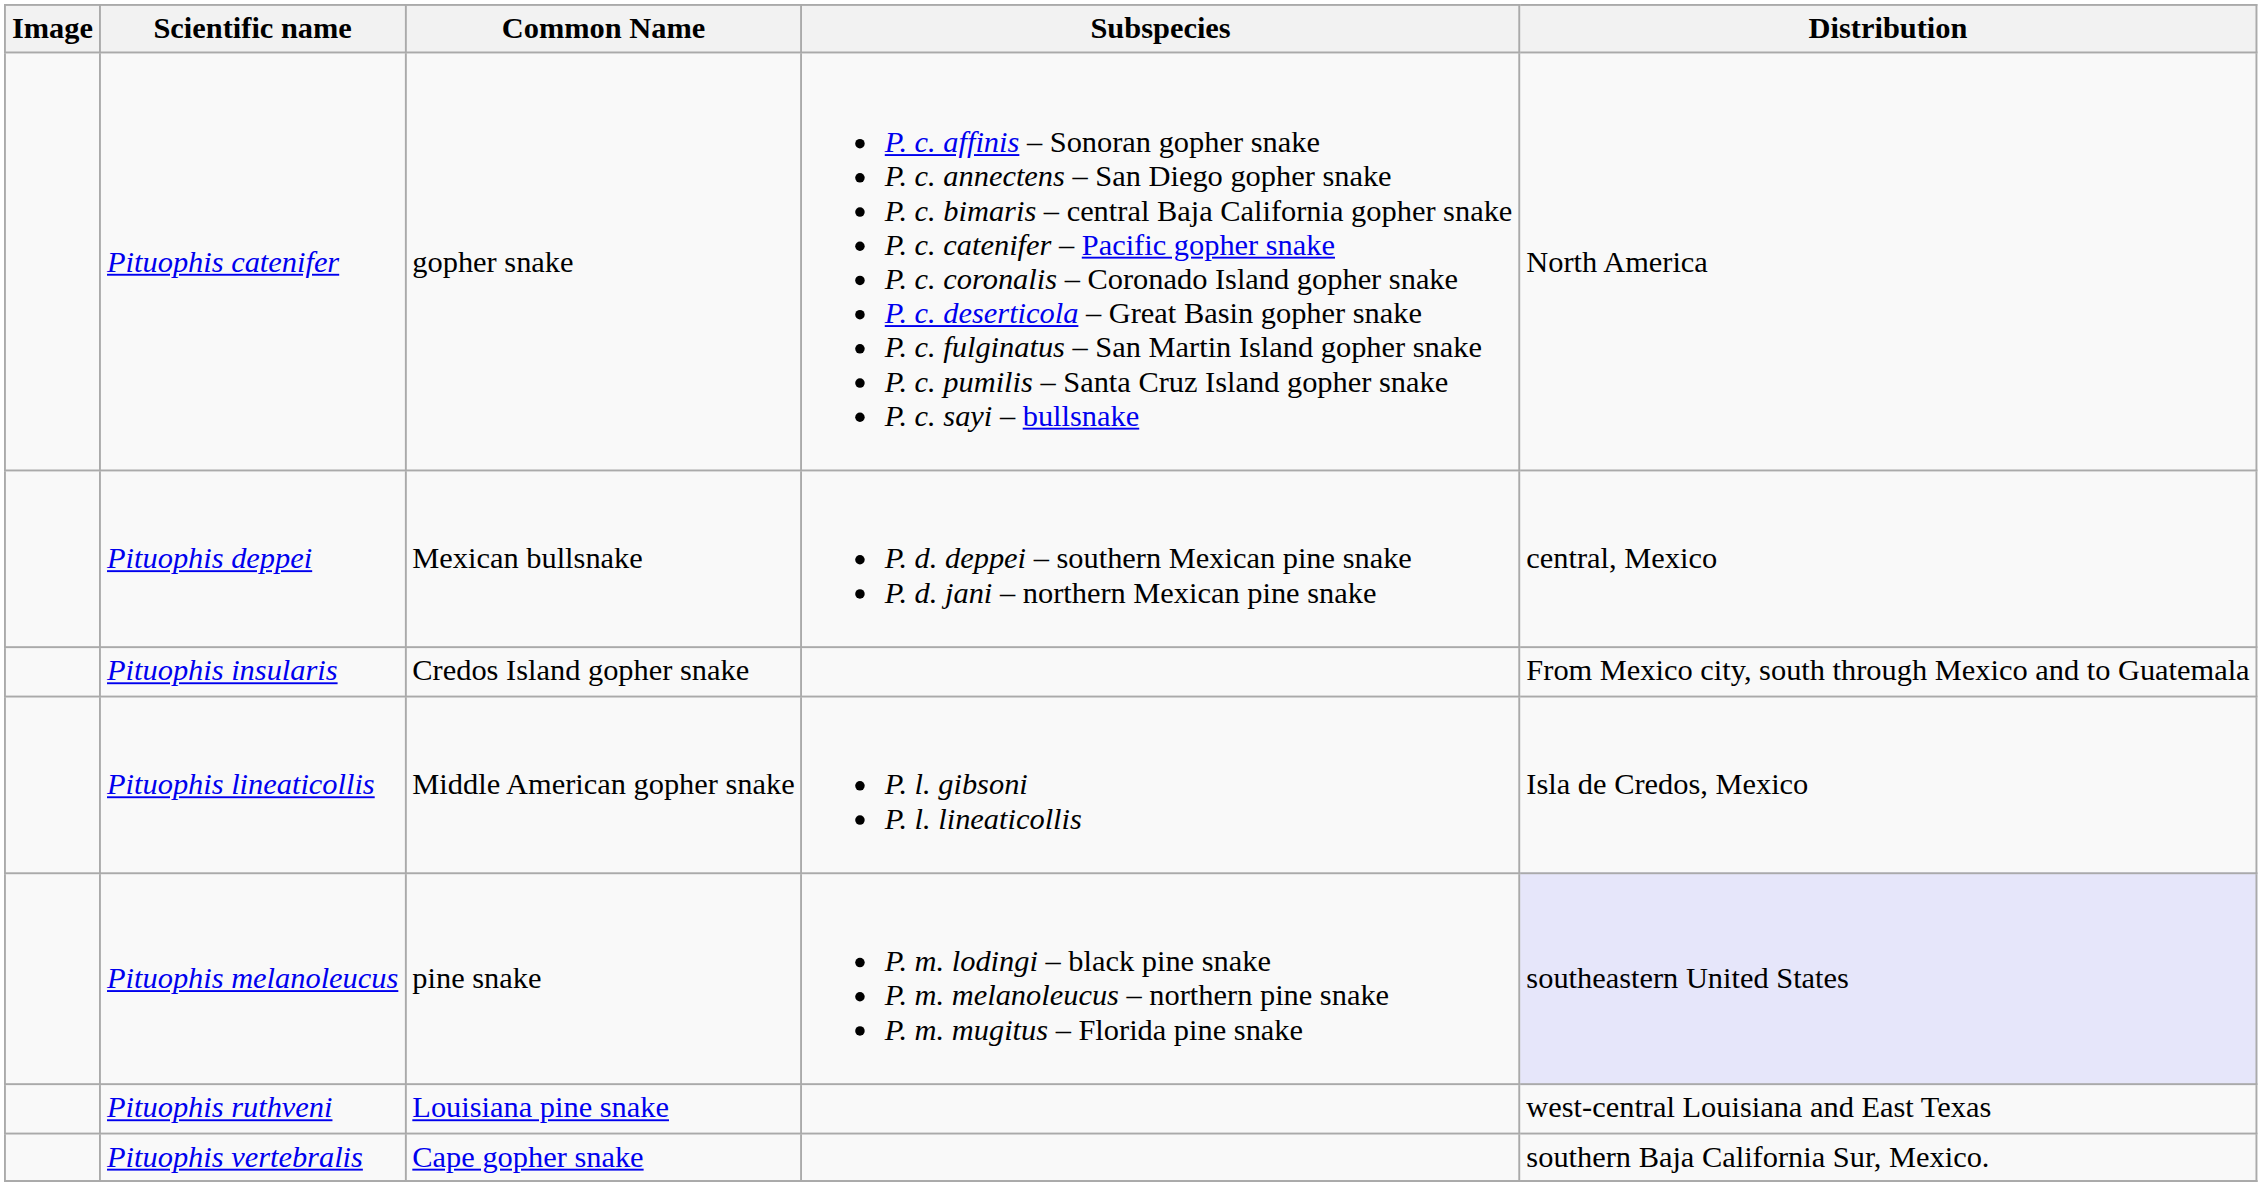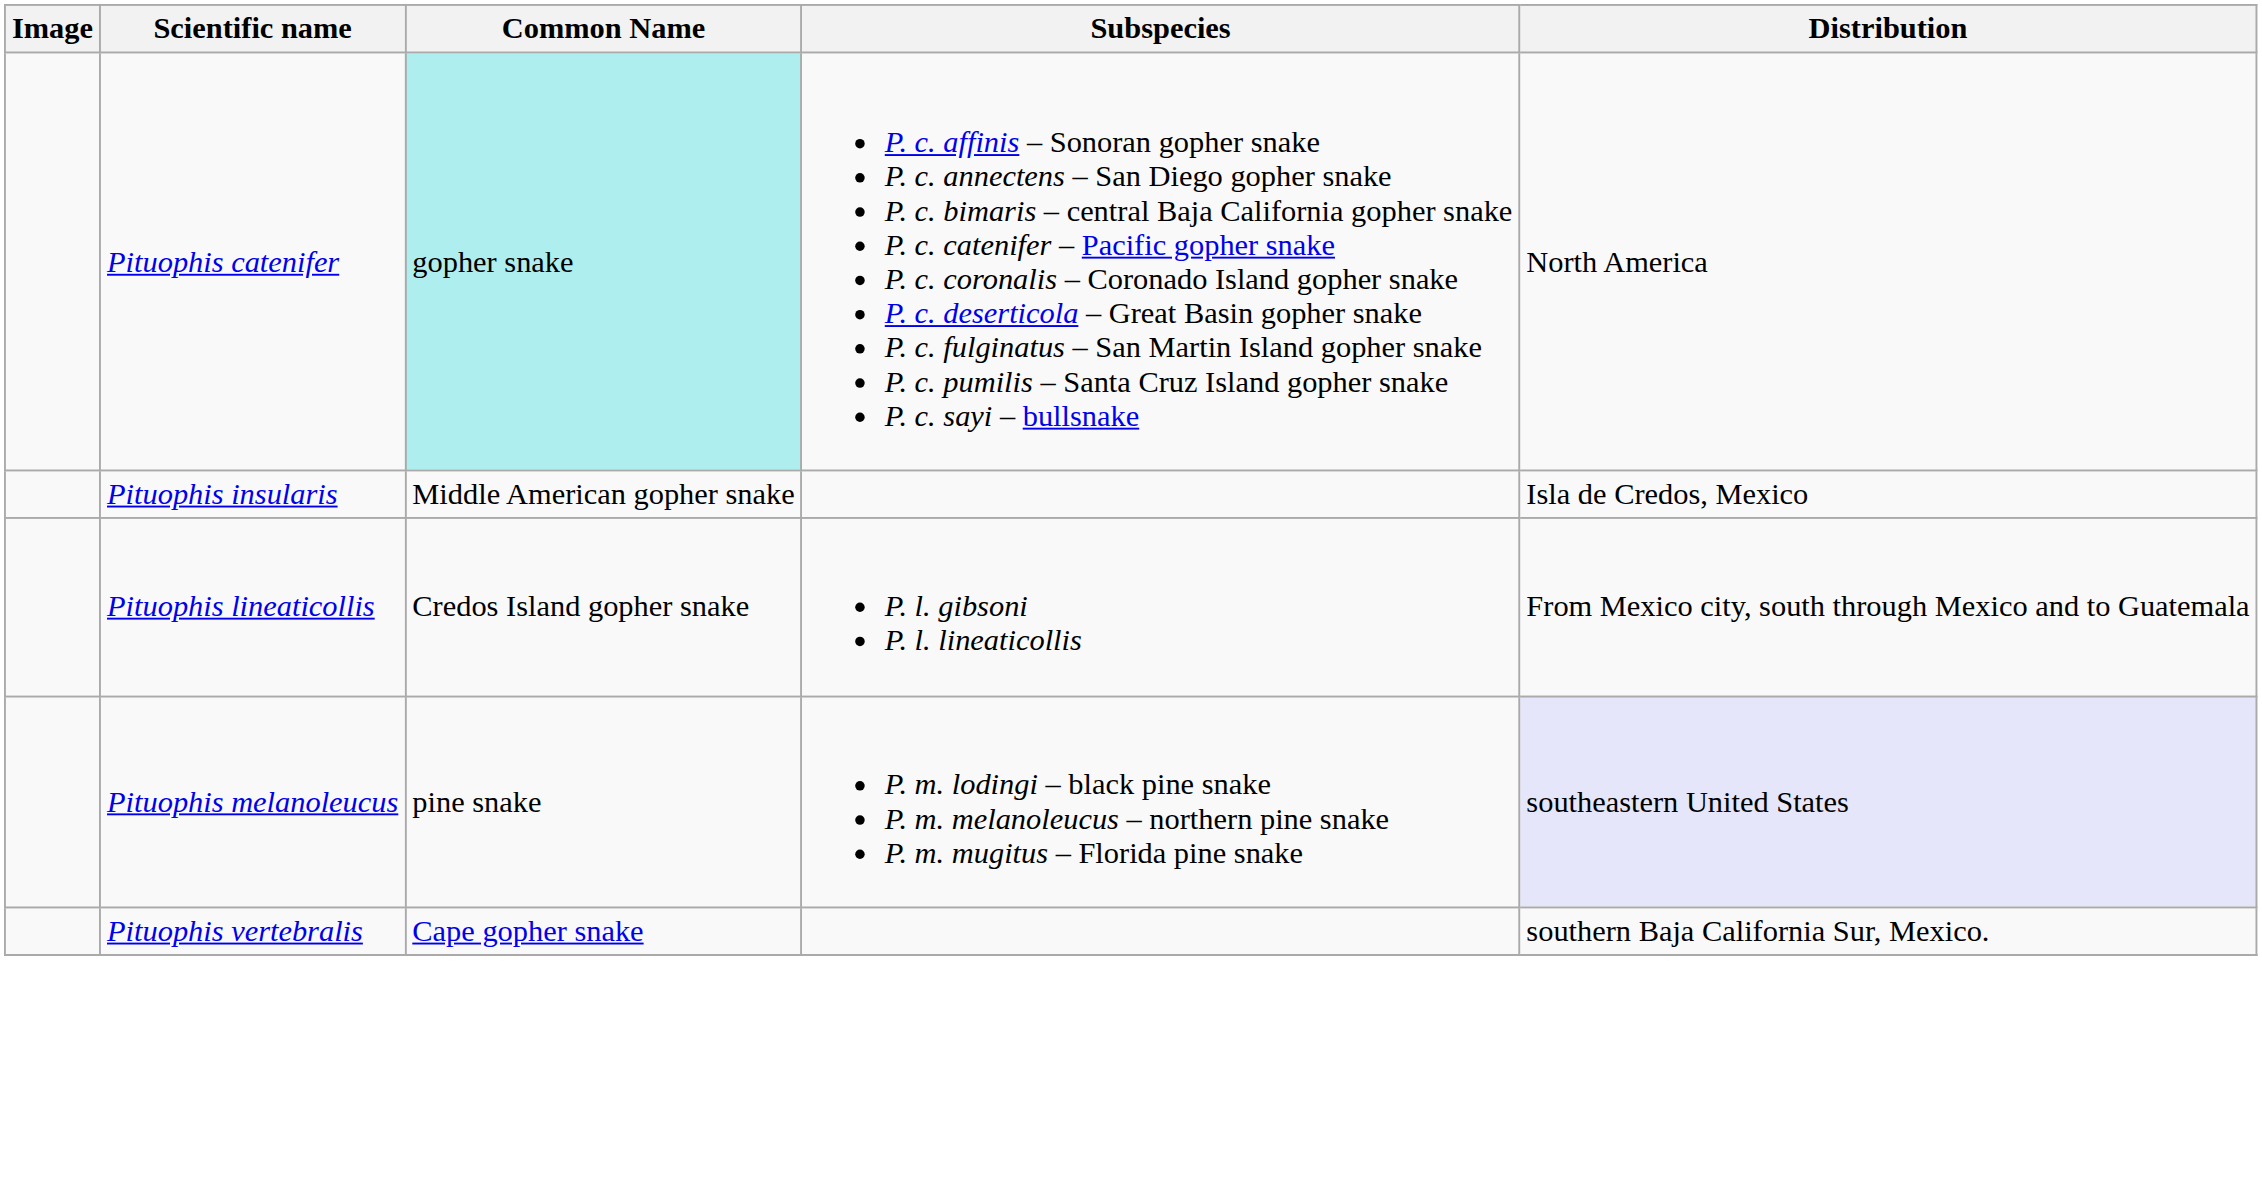(493, 261) no background -> (493, 261) paleturquoise background
- row: (210, 558)
(581, 671) Credos Island gopher snake -> (604, 493) Middle American gopher snake
(1888, 671) From Mexico city, south through Mexico and to Guatemala -> (1667, 493) Isla de Credos, Mexico
(604, 783) Middle American gopher snake -> (581, 606) Credos Island gopher snake
(1667, 783) Isla de Credos, Mexico -> (1888, 606) From Mexico city, south through Mexico and to Guatemala
- row: (220, 1108)
